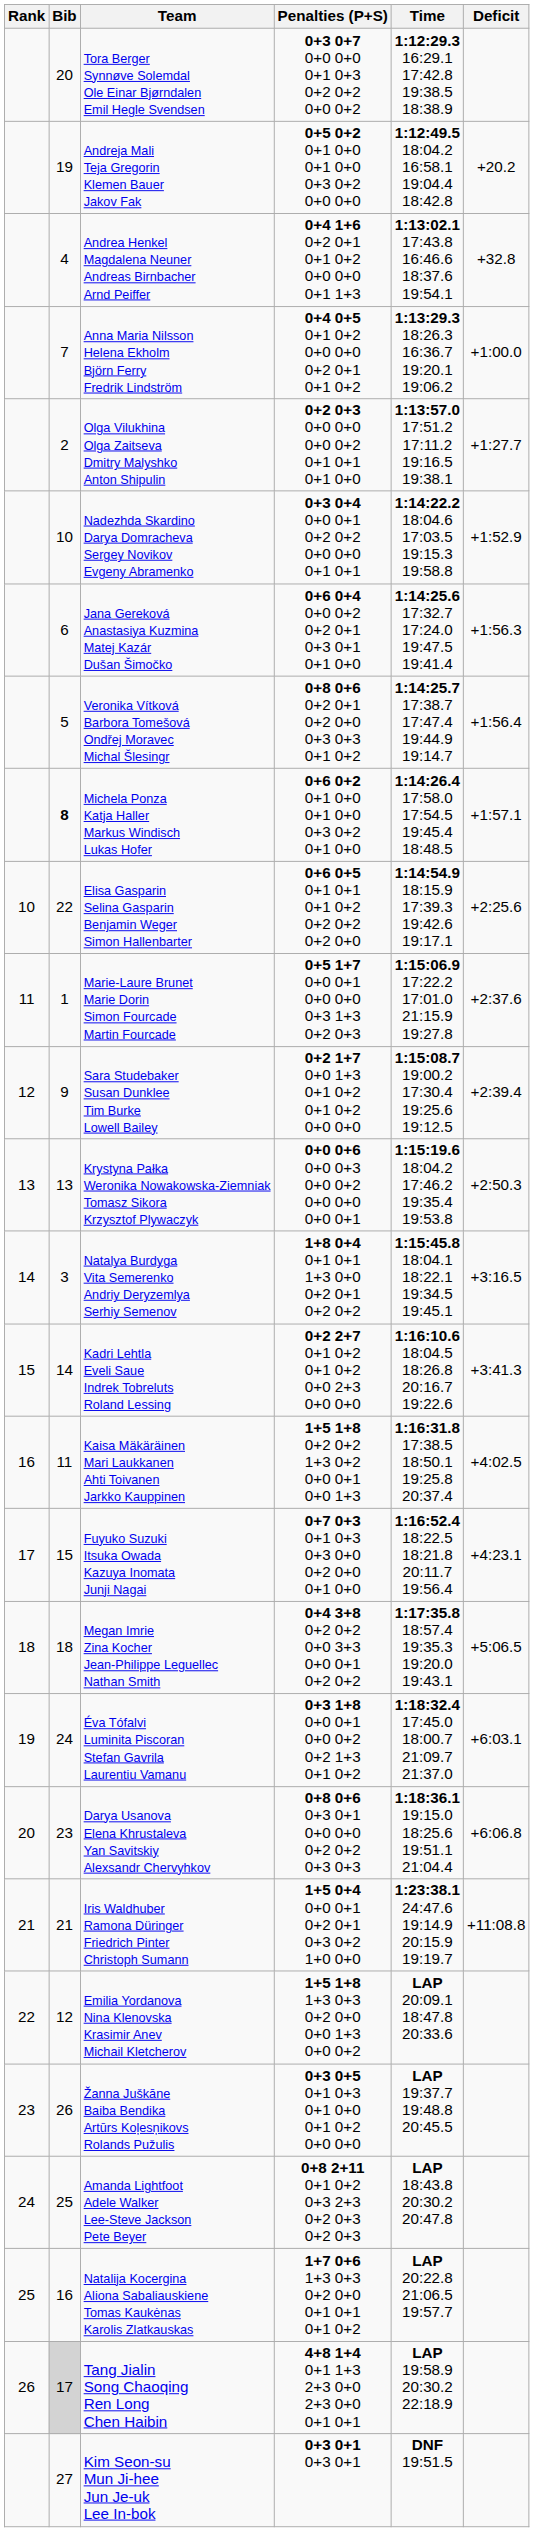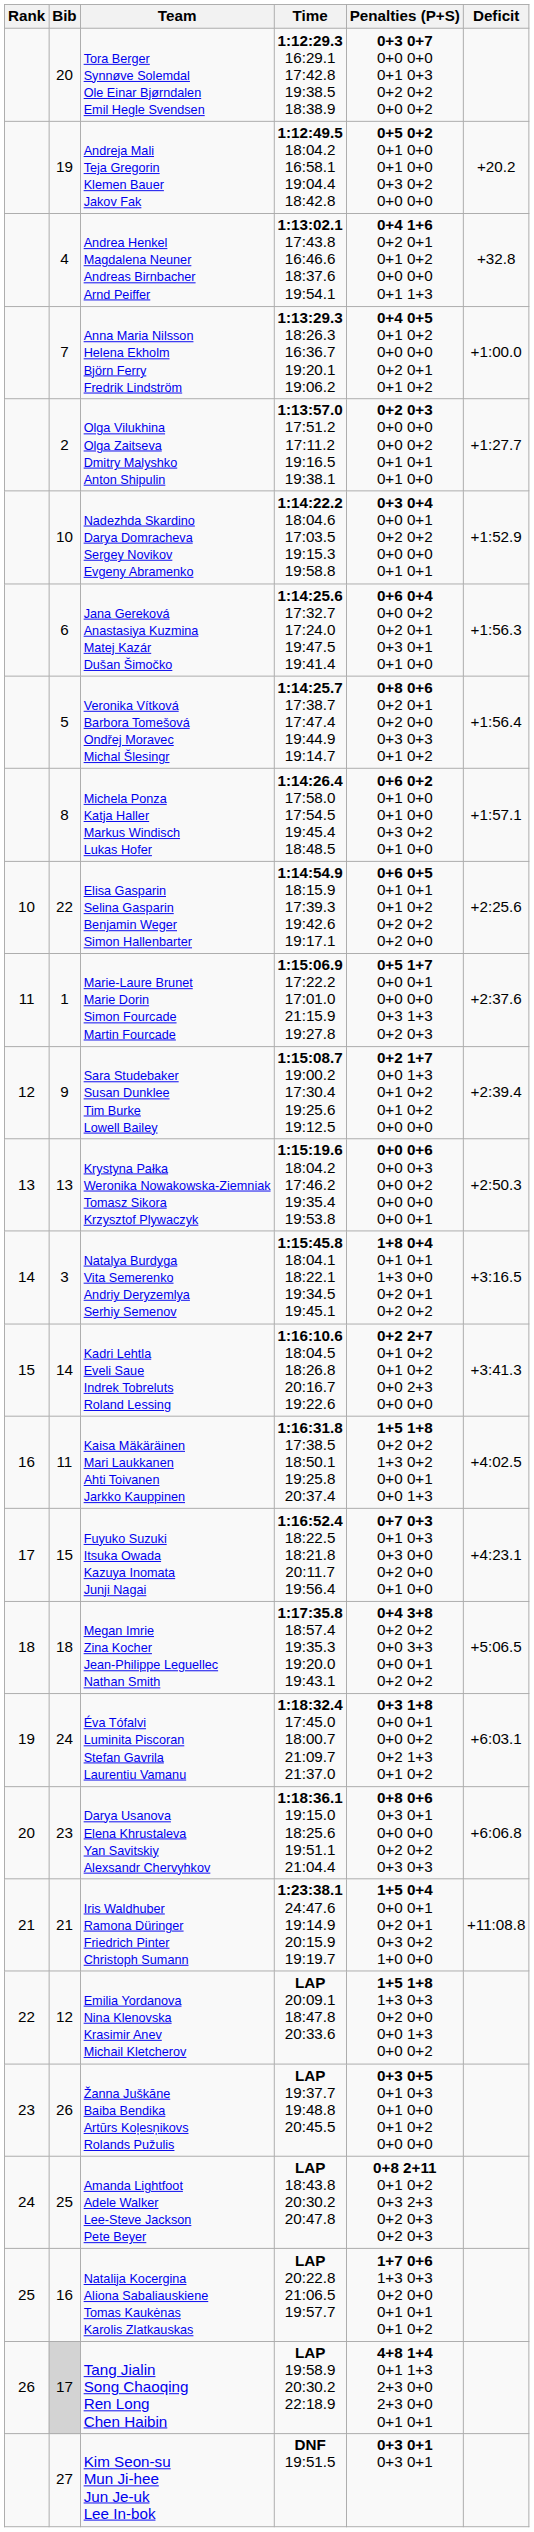columns swapped: (427, 16) <-> (333, 16)
(64, 814) bold -> (64, 814) normal
